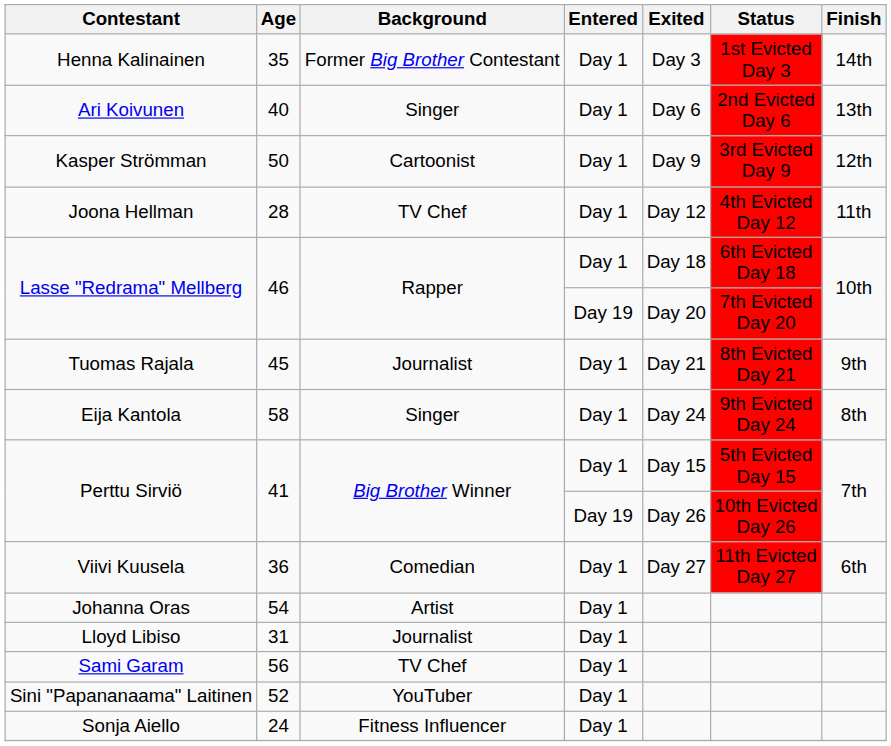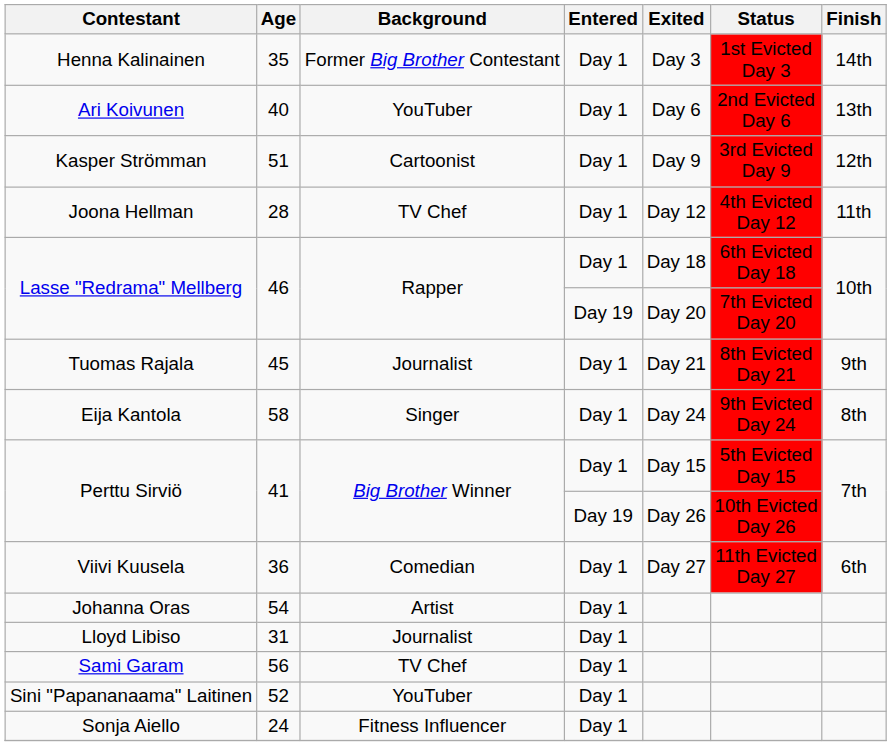(432, 110) Singer -> (432, 110) YouTuber
(278, 161) 50 -> (278, 161) 51
